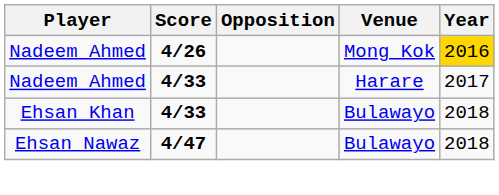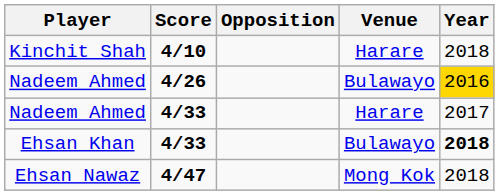+ row: (78, 51)
(389, 51) Mong Kok -> (389, 82) Bulawayo
(467, 113) normal -> (467, 144) bold
(389, 144) Bulawayo -> (389, 175) Mong Kok
